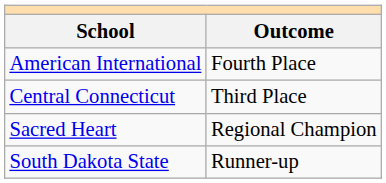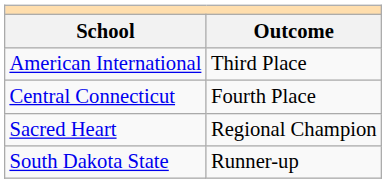(263, 63) Fourth Place -> (259, 63) Third Place
(259, 96) Third Place -> (263, 96) Fourth Place
